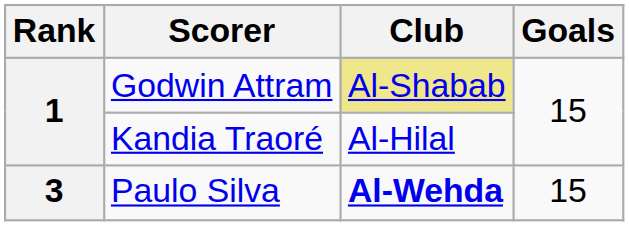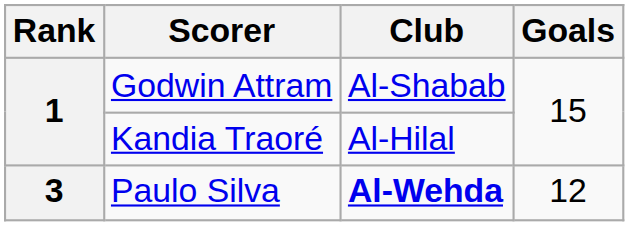(427, 84) khaki background -> (427, 84) no background
(568, 191) 15 -> (568, 191) 12
